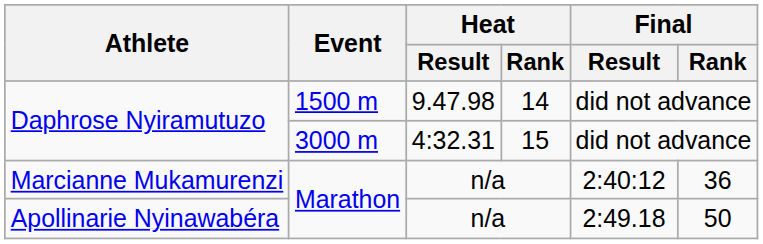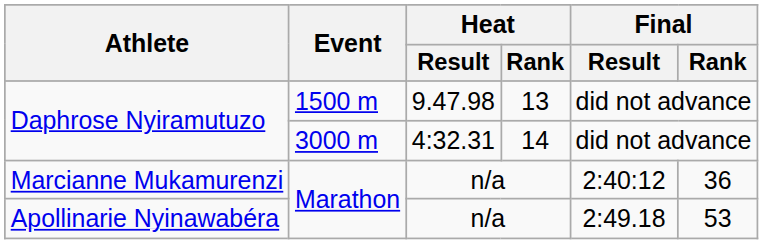(535, 101) 14 -> (535, 101) 13
(535, 141) 15 -> (535, 141) 14
(718, 220) 50 -> (718, 220) 53
